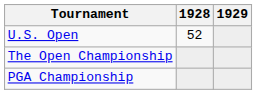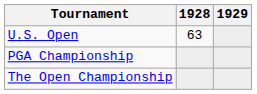(195, 37) 52 -> (195, 37) 63
rows swapped: (90, 58) <-> (70, 79)
